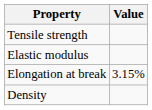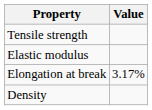(128, 74) 3.15% -> (128, 74) 3.17%
